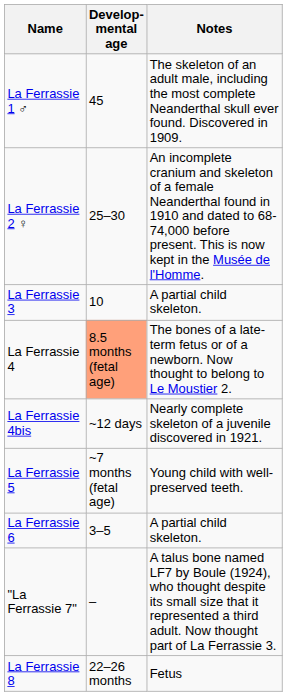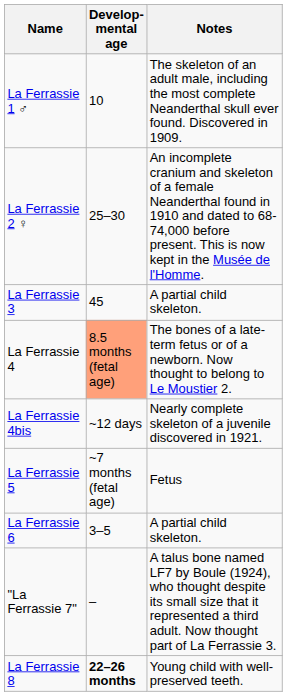(96, 100) 45 -> (96, 100) 10
(96, 302) 10 -> (96, 302) 45
(211, 480) Young child with well-preserved teeth. -> (166, 480) Fetus
(110, 673) normal -> (112, 673) bold
(166, 673) Fetus -> (211, 673) Young child with well-preserved teeth.
